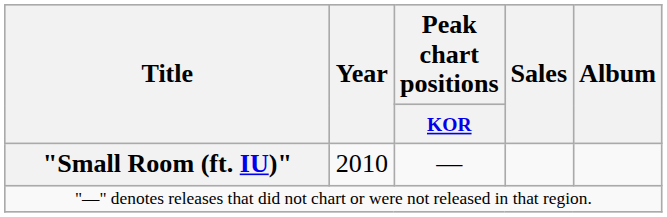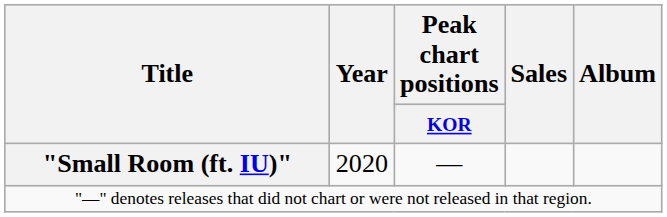(362, 163) 2010 -> (362, 163) 2020
